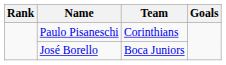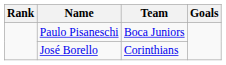(151, 32) Corinthians -> (154, 32) Boca Juniors
(154, 50) Boca Juniors -> (151, 50) Corinthians
